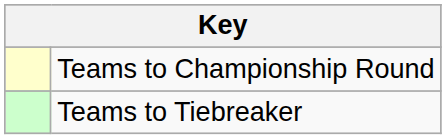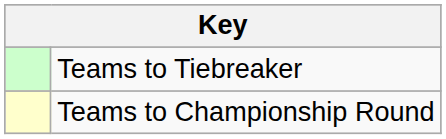rows swapped: (246, 68) <-> (180, 111)
